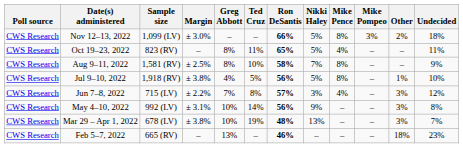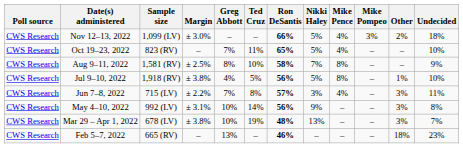(342, 36) 8% -> (342, 36) 4%
(229, 50) 8% -> (229, 50) 7%
(437, 50) 11% -> (437, 50) 10%
(437, 93) 12% -> (437, 93) 11%
